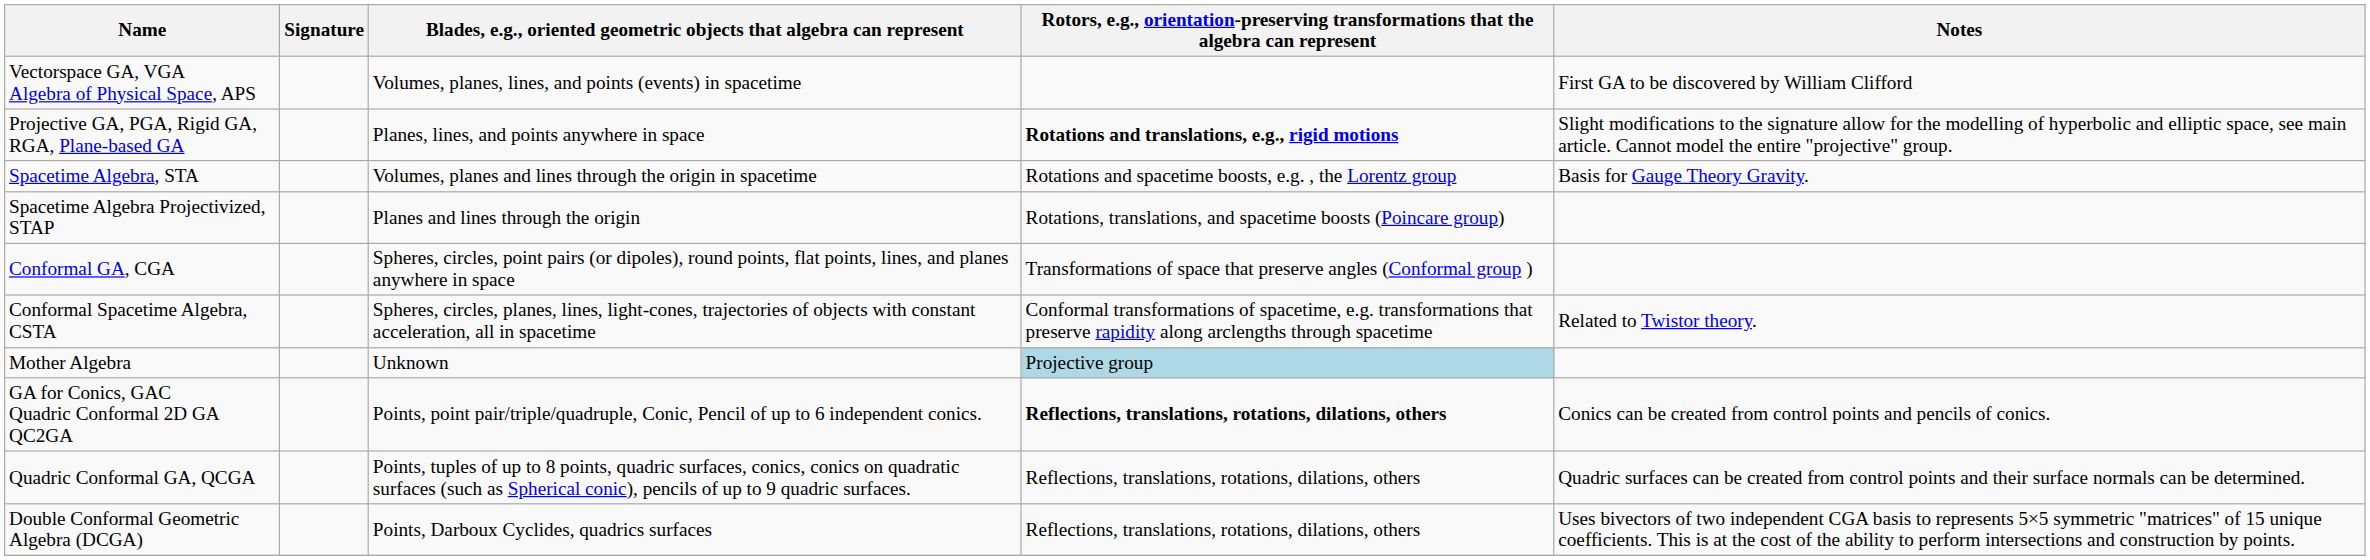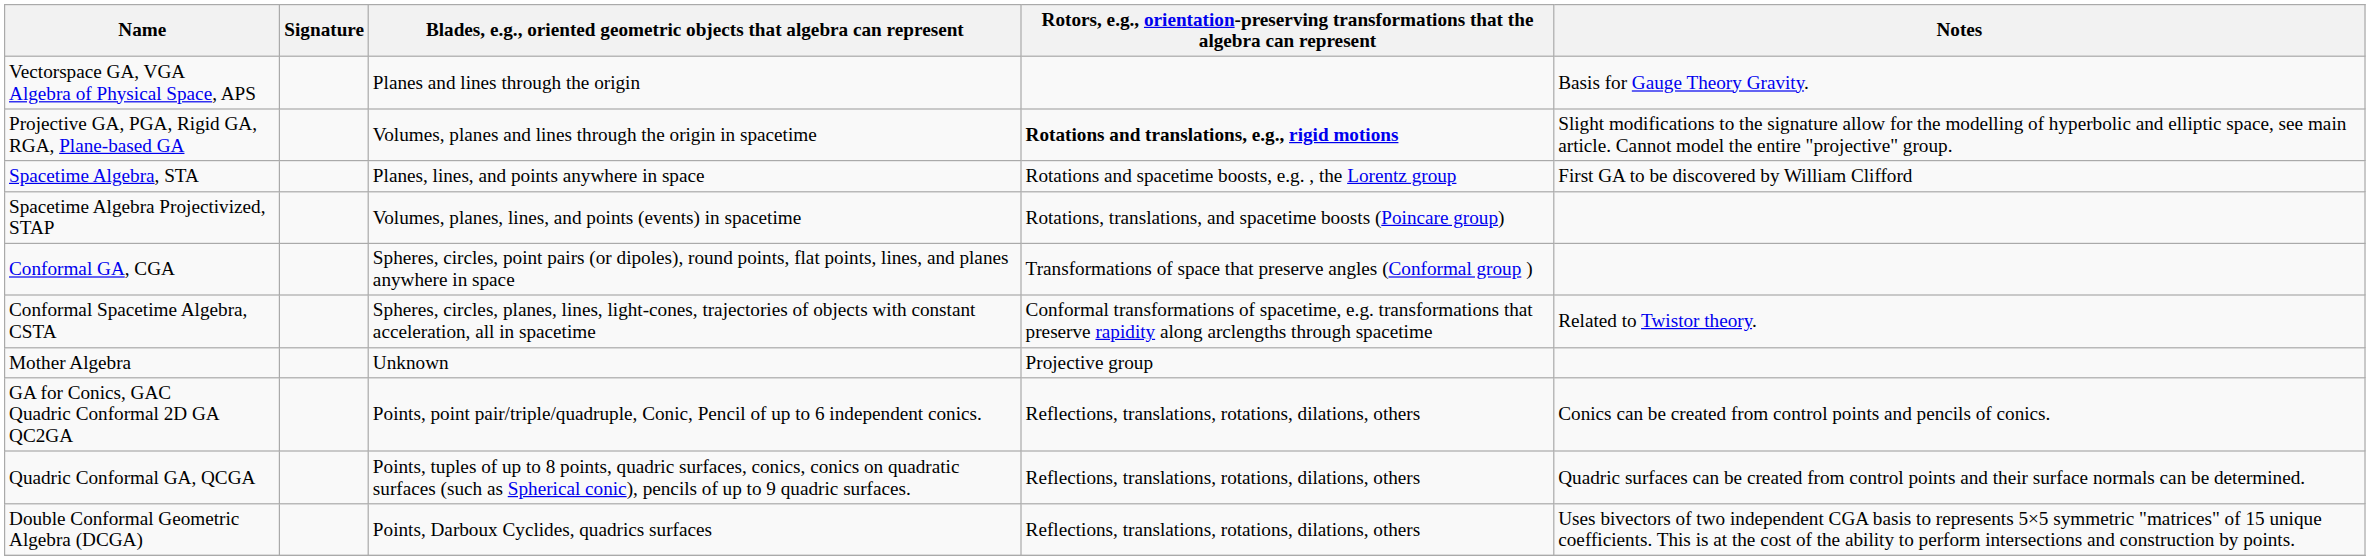(587, 82) Volumes, planes, lines, and points (events) in spacetime -> (506, 82) Planes and lines through the origin
(1735, 82) First GA to be discovered by William Clifford -> (1684, 82) Basis for Gauge Theory Gravity.
(539, 134) Planes, lines, and points anywhere in space -> (595, 134) Volumes, planes and lines through the origin in spacetime
(595, 175) Volumes, planes and lines through the origin in spacetime -> (539, 175) Planes, lines, and points anywhere in space
(1684, 175) Basis for Gauge Theory Gravity. -> (1735, 175) First GA to be discovered by William Clifford
(506, 217) Planes and lines through the origin -> (587, 217) Volumes, planes, lines, and points (events) in spacetime
(1089, 362) lightblue background -> (1089, 362) no background
(1236, 414) bold -> (1223, 414) normal
